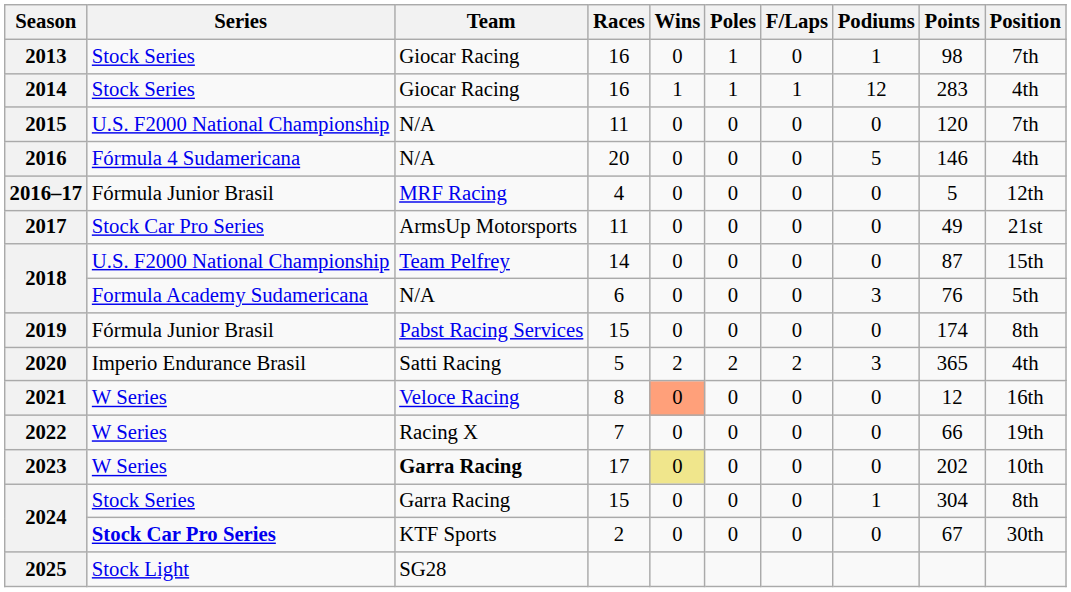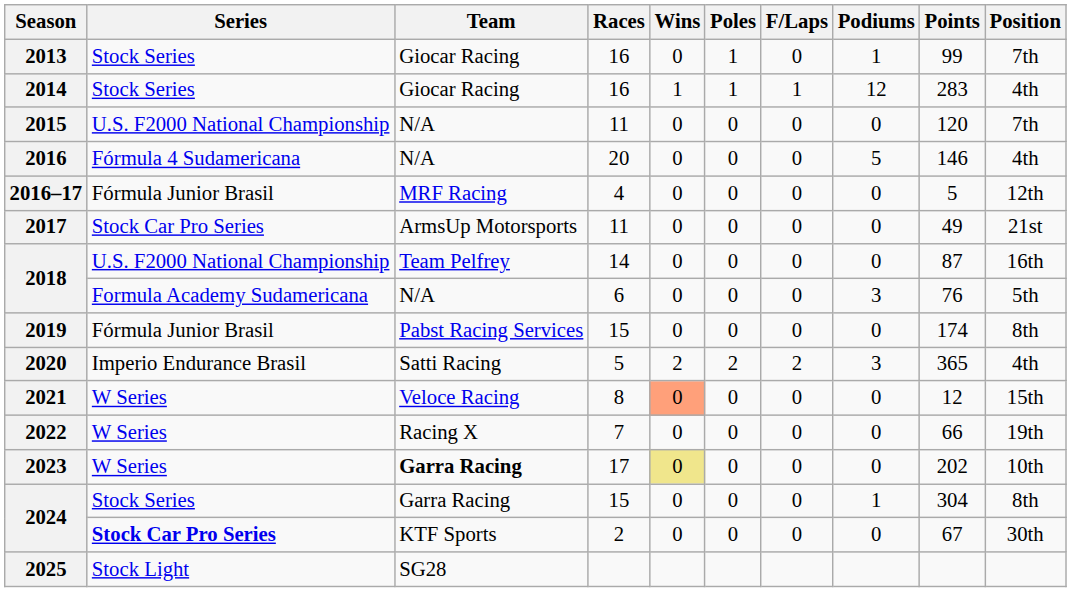(952, 56) 98 -> (952, 56) 99
(1025, 261) 15th -> (1025, 261) 16th
(1025, 398) 16th -> (1025, 398) 15th
